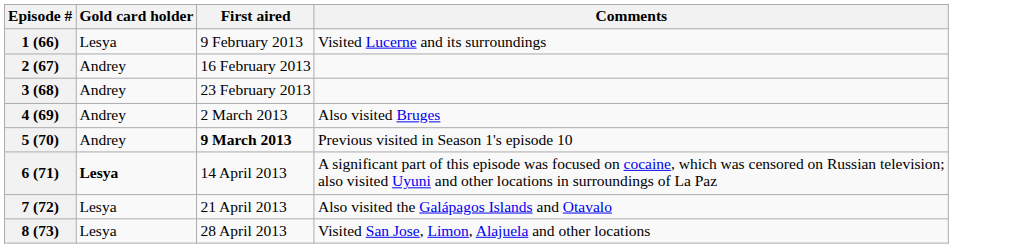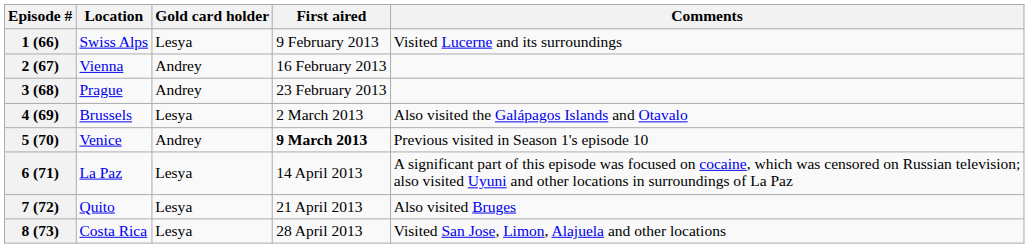+ column: (114, 16)
(103, 115) Andrey -> (174, 115) Lesya
(379, 115) Also visited Bruges -> (541, 115) Also visited the Galápagos Islands and Otavalo
(99, 173) bold -> (174, 173) normal
(465, 206) Also visited the Galápagos Islands and Otavalo -> (455, 206) Also visited Bruges
